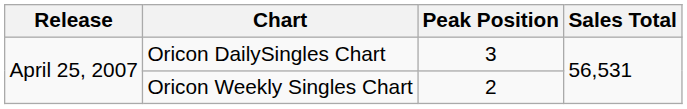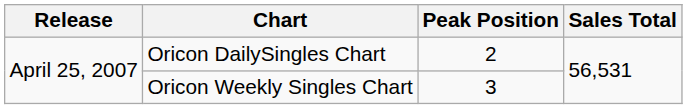(491, 53) 3 -> (491, 53) 2
(491, 86) 2 -> (491, 86) 3
